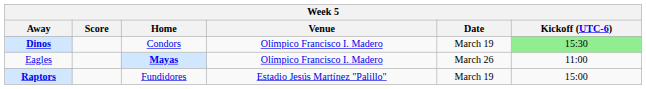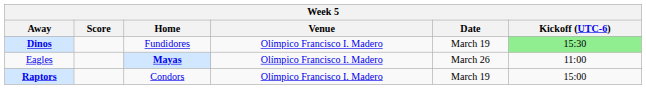(164, 44) Condors -> (167, 44) Fundidores
(164, 76) Fundidores -> (167, 76) Condors
(322, 76) Estadio Jesús Martínez "Palillo" -> (322, 76) Olímpico Francisco I. Madero
